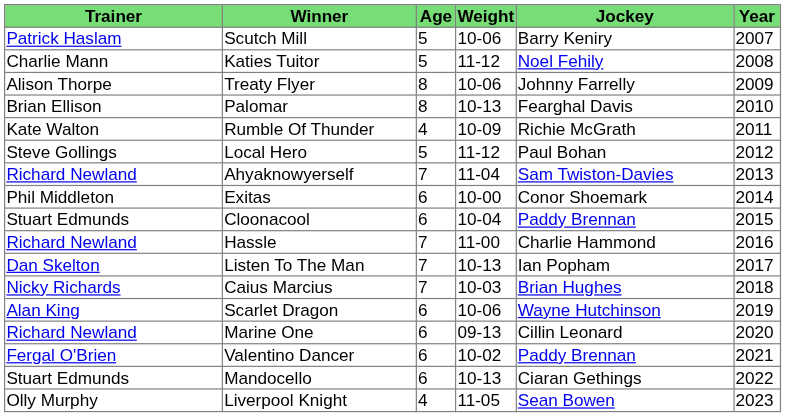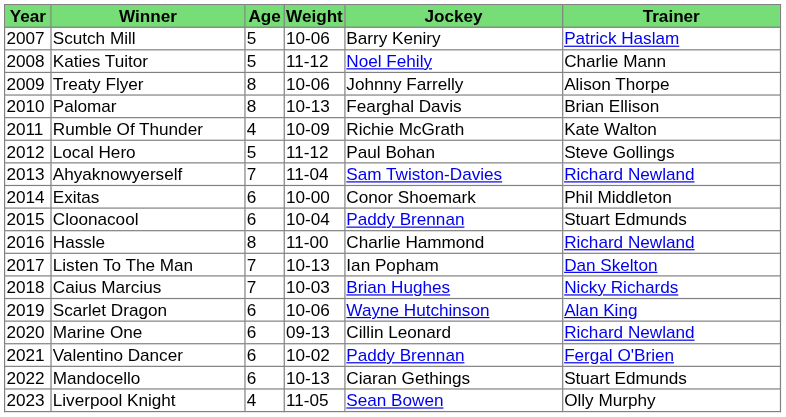columns swapped: (757, 16) <-> (113, 16)
(423, 242) 7 -> (252, 242) 8
